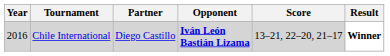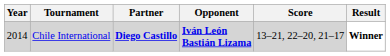(17, 36) 2016 -> (17, 36) 2014
(145, 36) normal -> (146, 36) bold
